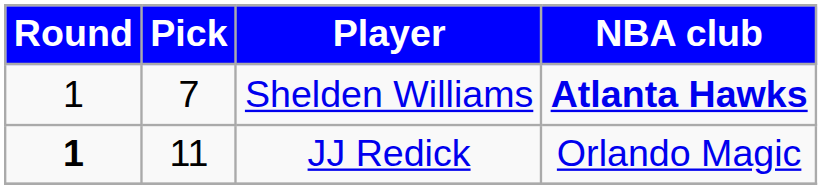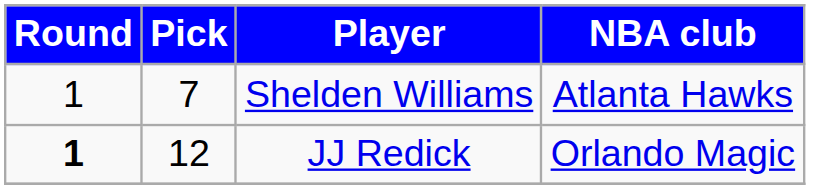(679, 93) bold -> (673, 93) normal
(189, 153) 11 -> (189, 153) 12
